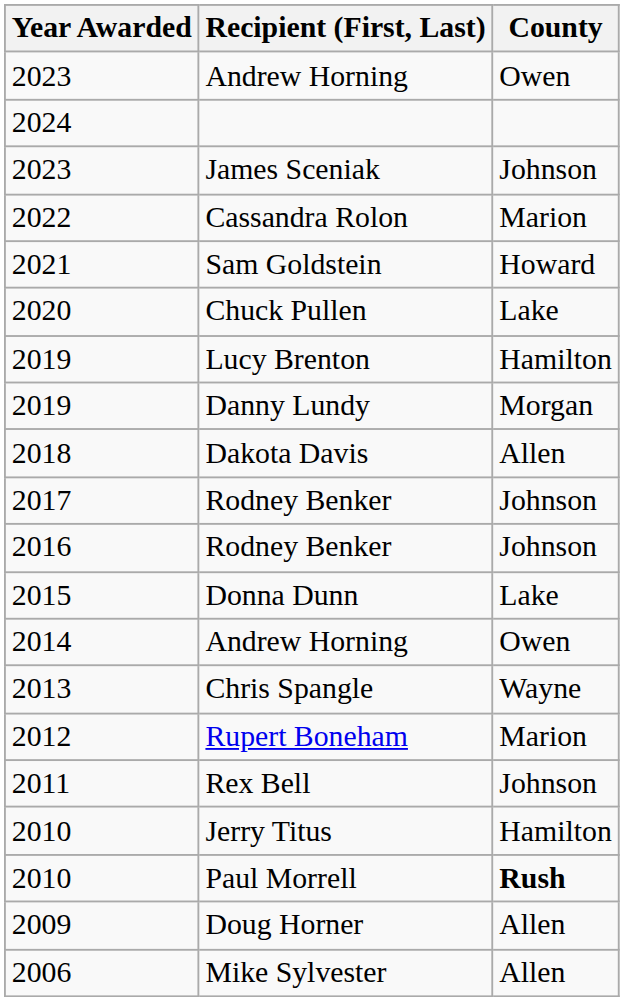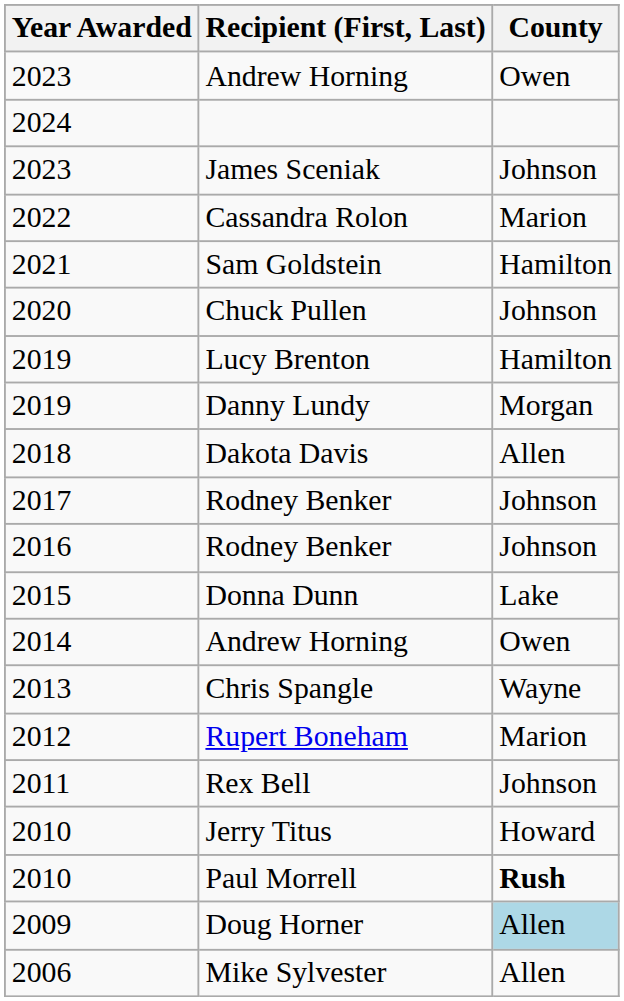(547, 264) Howard -> (556, 264) Hamilton
(529, 311) Lake -> (548, 311) Johnson
(556, 830) Hamilton -> (547, 830) Howard
(532, 924) no background -> (532, 924) lightblue background
